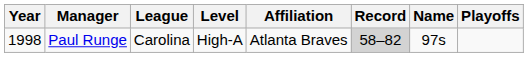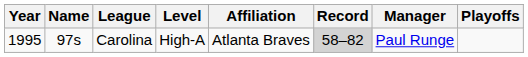columns swapped: (434, 16) <-> (88, 16)
(25, 40) 1998 -> (25, 40) 1995
